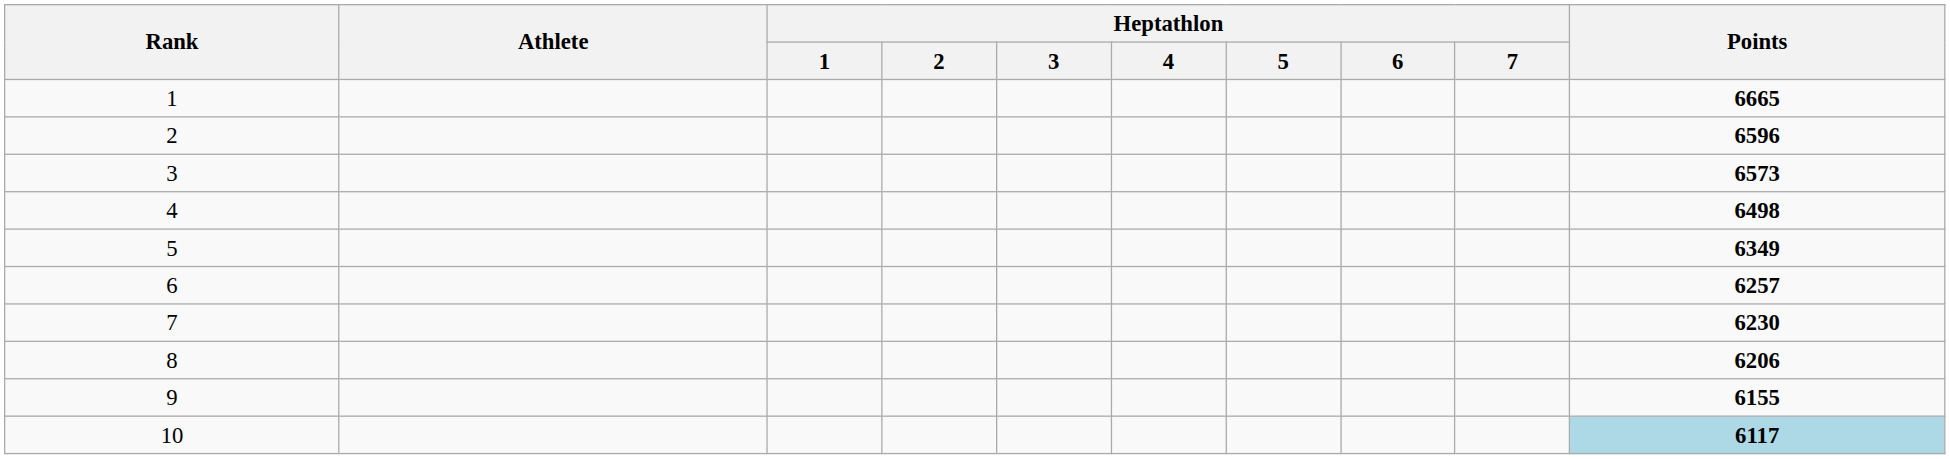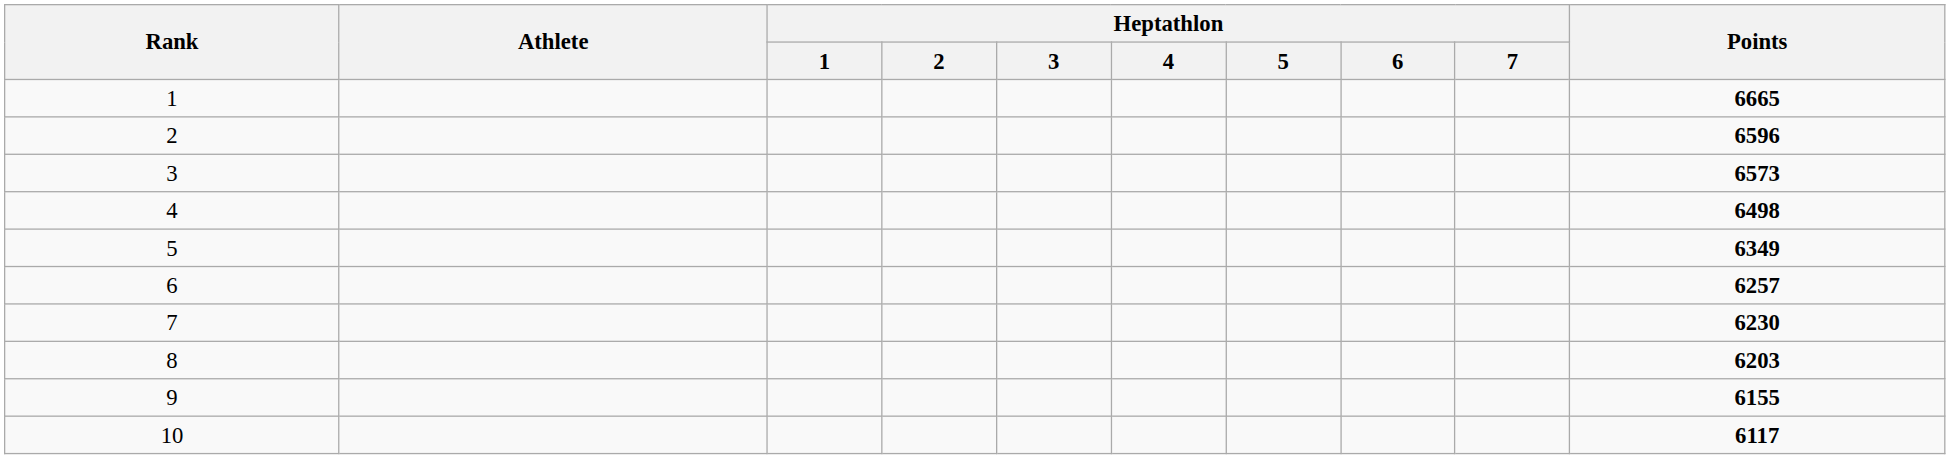(1757, 359) 6206 -> (1757, 359) 6203
(1757, 434) lightblue background -> (1757, 434) no background
